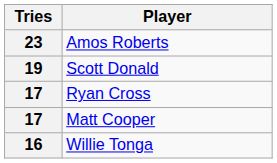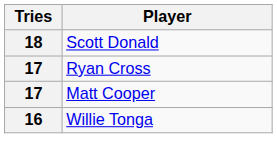- row: (117, 42)
(33, 68) 19 -> (33, 42) 18
